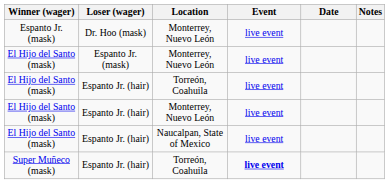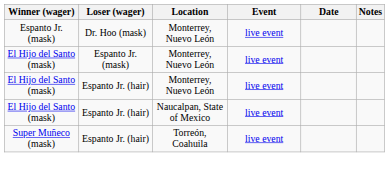- row: (41, 86)
(264, 165) bold -> (264, 139) normal
